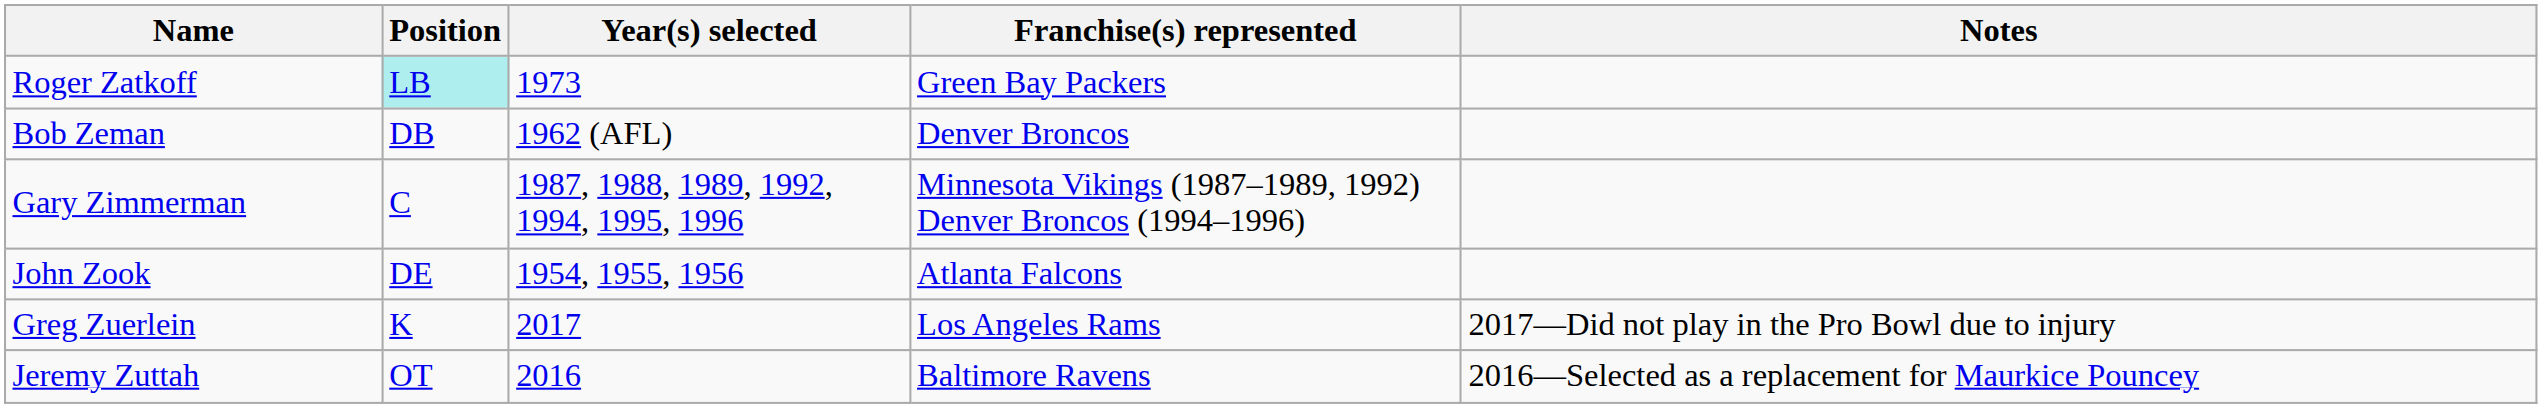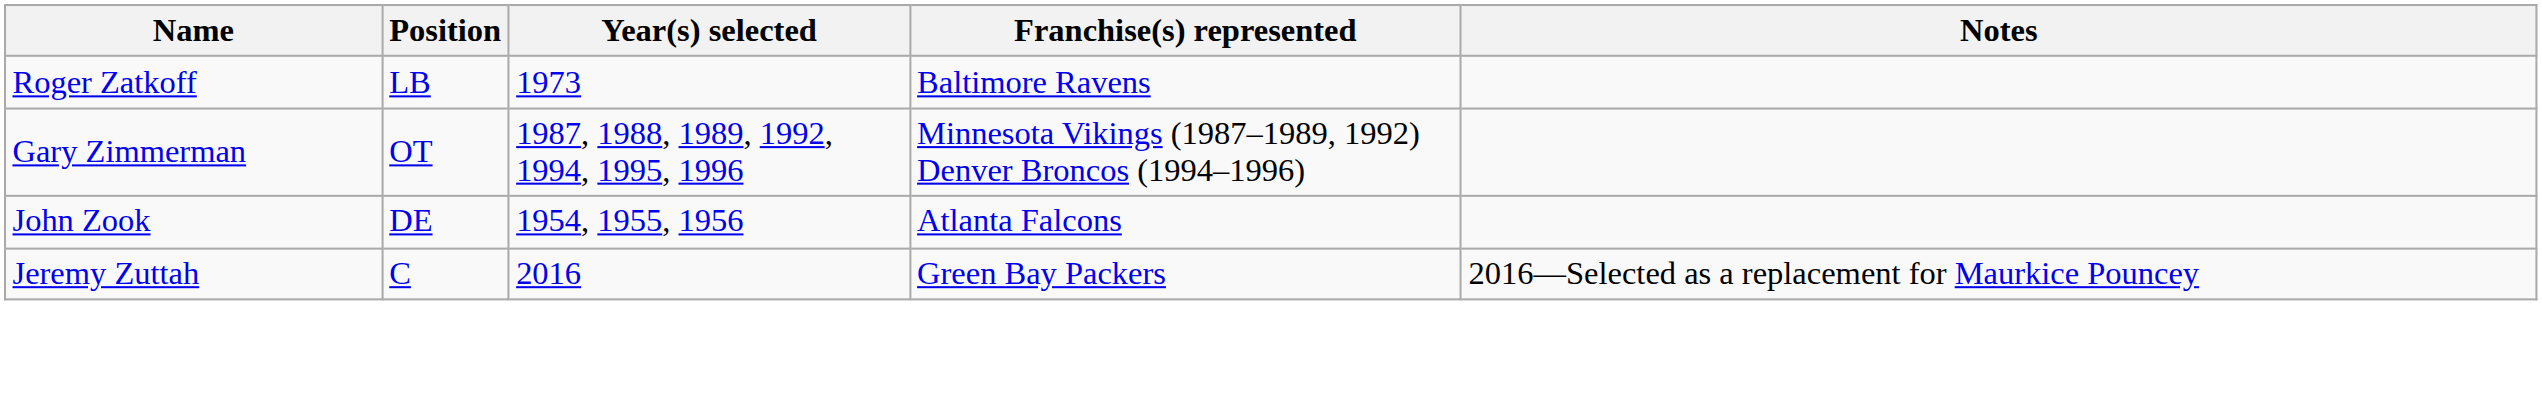(410, 81) paleturquoise background -> (410, 81) no background
(1042, 81) Green Bay Packers -> (1034, 81) Baltimore Ravens
- row: (89, 133)
(400, 203) C -> (411, 151) OT
- row: (104, 324)
(411, 375) OT -> (400, 272) C
(1034, 375) Baltimore Ravens -> (1042, 272) Green Bay Packers
